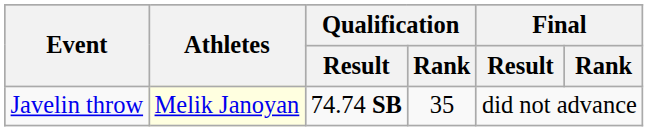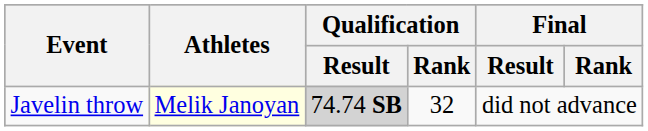(356, 105) no background -> (356, 105) lightgrey background
(442, 105) 35 -> (442, 105) 32
